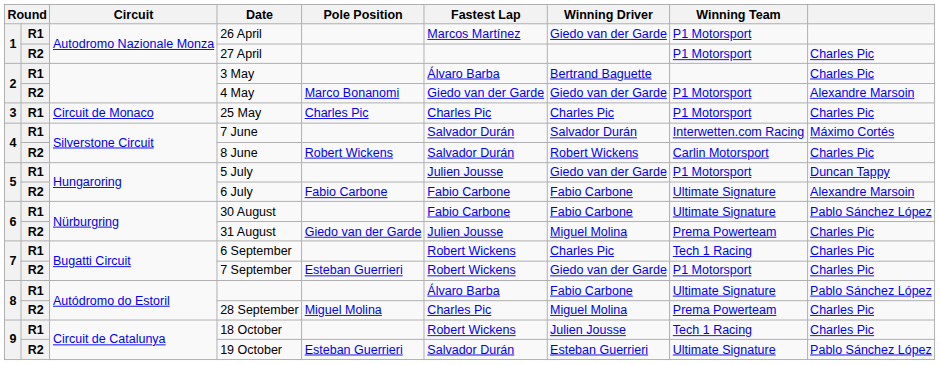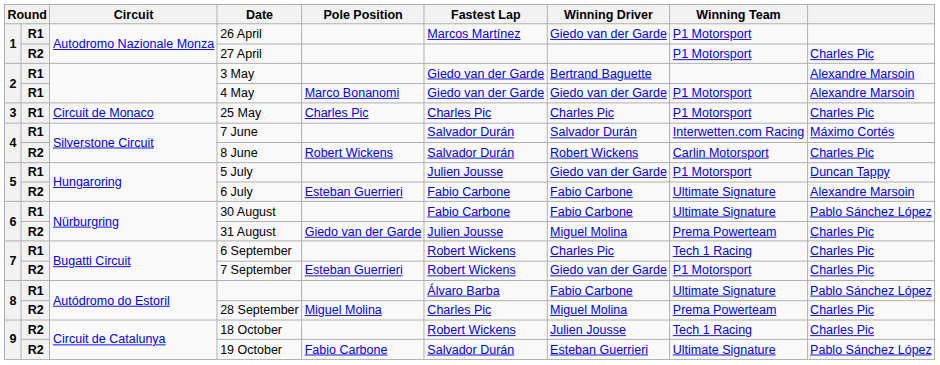(464, 73) Álvaro Barba -> (486, 73) Giedo van der Garde
(842, 73) Charles Pic -> (862, 73) Alexandre Marsoin
(36, 93) R2 -> (36, 93) R1
(346, 191) Fabio Carbone -> (354, 191) Esteban Guerrieri
(36, 329) R1 -> (36, 329) R2
(354, 349) Esteban Guerrieri -> (346, 349) Fabio Carbone
